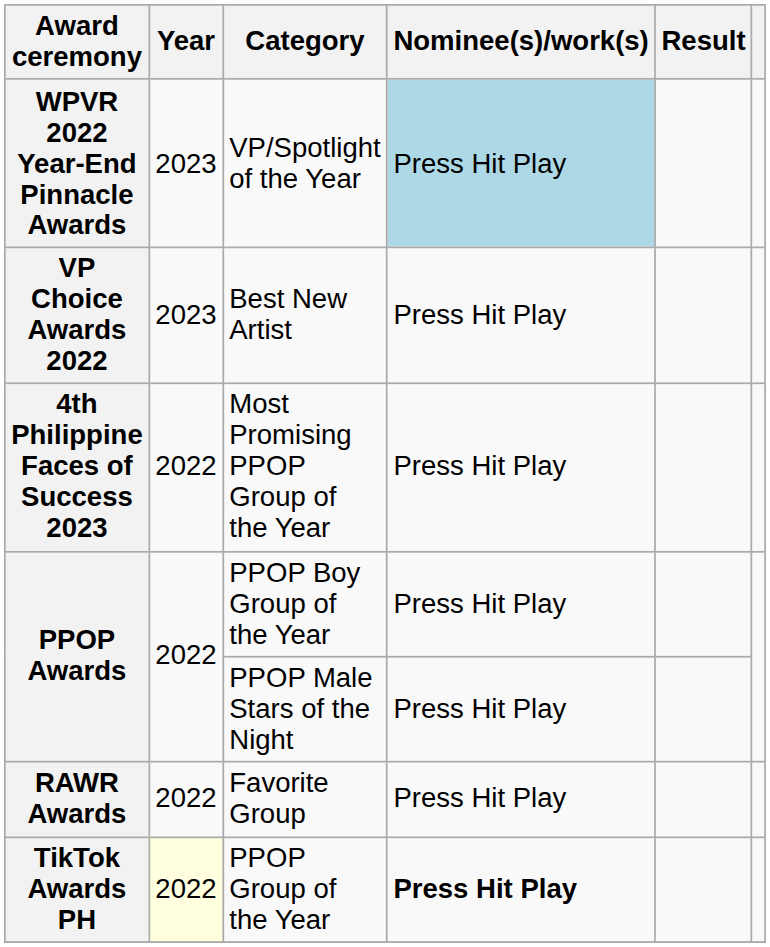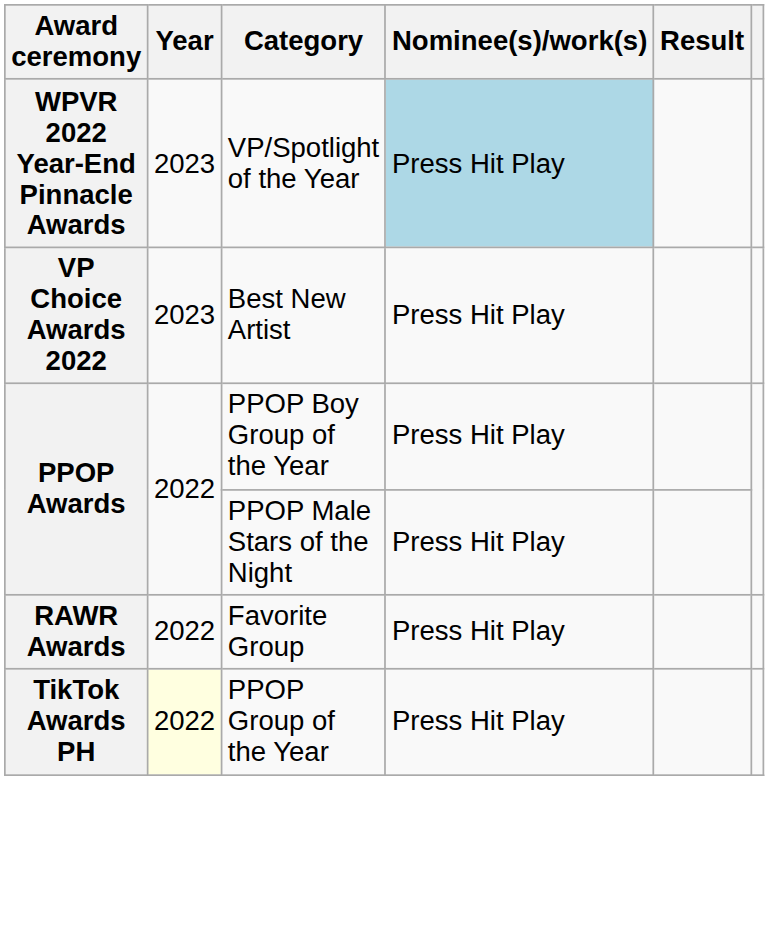- row: (290, 466)
(485, 889) bold -> (478, 721) normal
